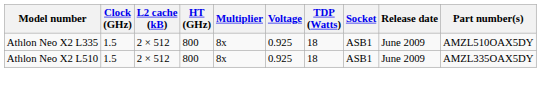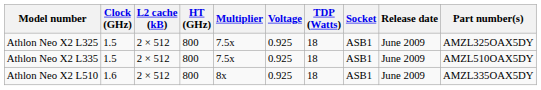+ row: (53, 42)
(221, 42) 8x -> (225, 59) 7.5x
(110, 59) 1.5 -> (110, 76) 1.6
